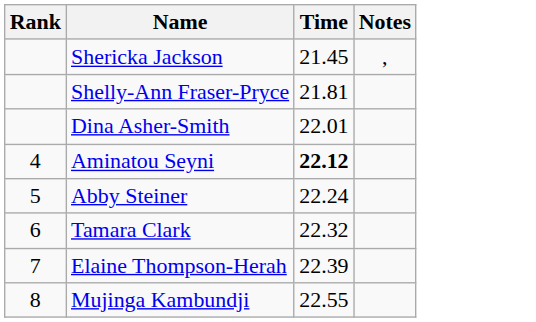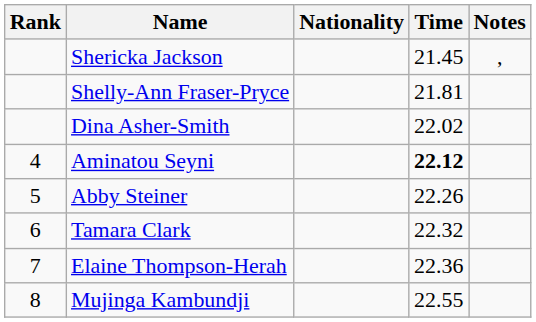+ column: (352, 21)
(324, 126) 22.01 -> (439, 126) 22.02
(324, 195) 22.24 -> (439, 195) 22.26
(324, 265) 22.39 -> (439, 265) 22.36
